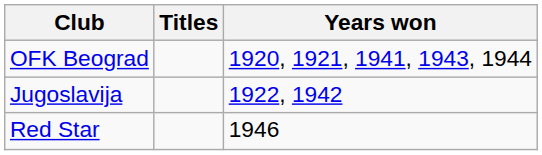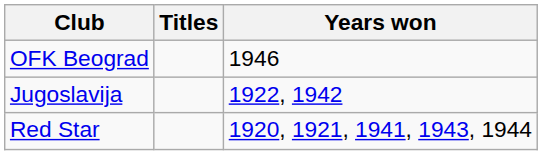(380, 58) 1920, 1921, 1941, 1943, 1944 -> (254, 58) 1946
(254, 130) 1946 -> (380, 130) 1920, 1921, 1941, 1943, 1944
